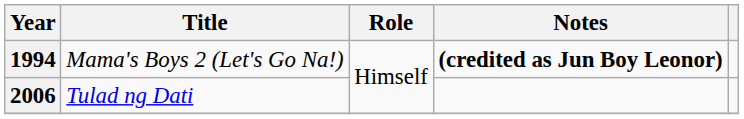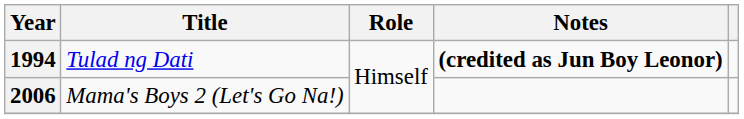(205, 58) Mama's Boys 2 (Let's Go Na!) -> (130, 58) Tulad ng Dati
(130, 95) Tulad ng Dati -> (205, 95) Mama's Boys 2 (Let's Go Na!)
